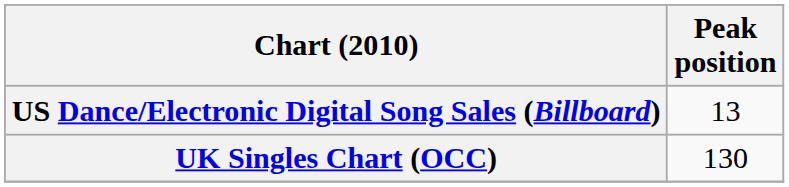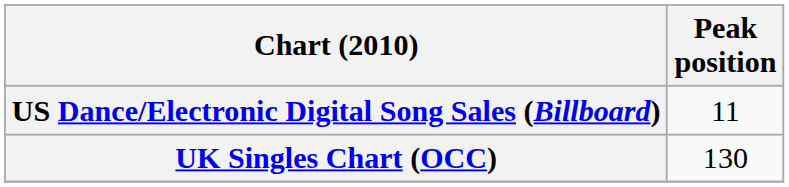(725, 109) 13 -> (725, 109) 11
